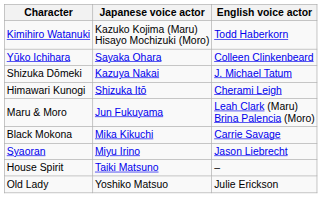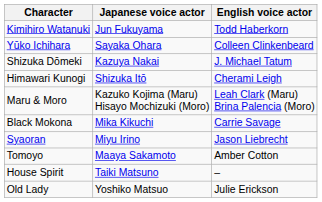(152, 35) Kazuko Kojima (Maru) Hisayo Mochizuki (Moro) -> (129, 29) Jun Fukuyama
(129, 112) Jun Fukuyama -> (152, 101) Kazuko Kojima (Maru) Hisayo Mochizuki (Moro)
+ row: (25, 156)
